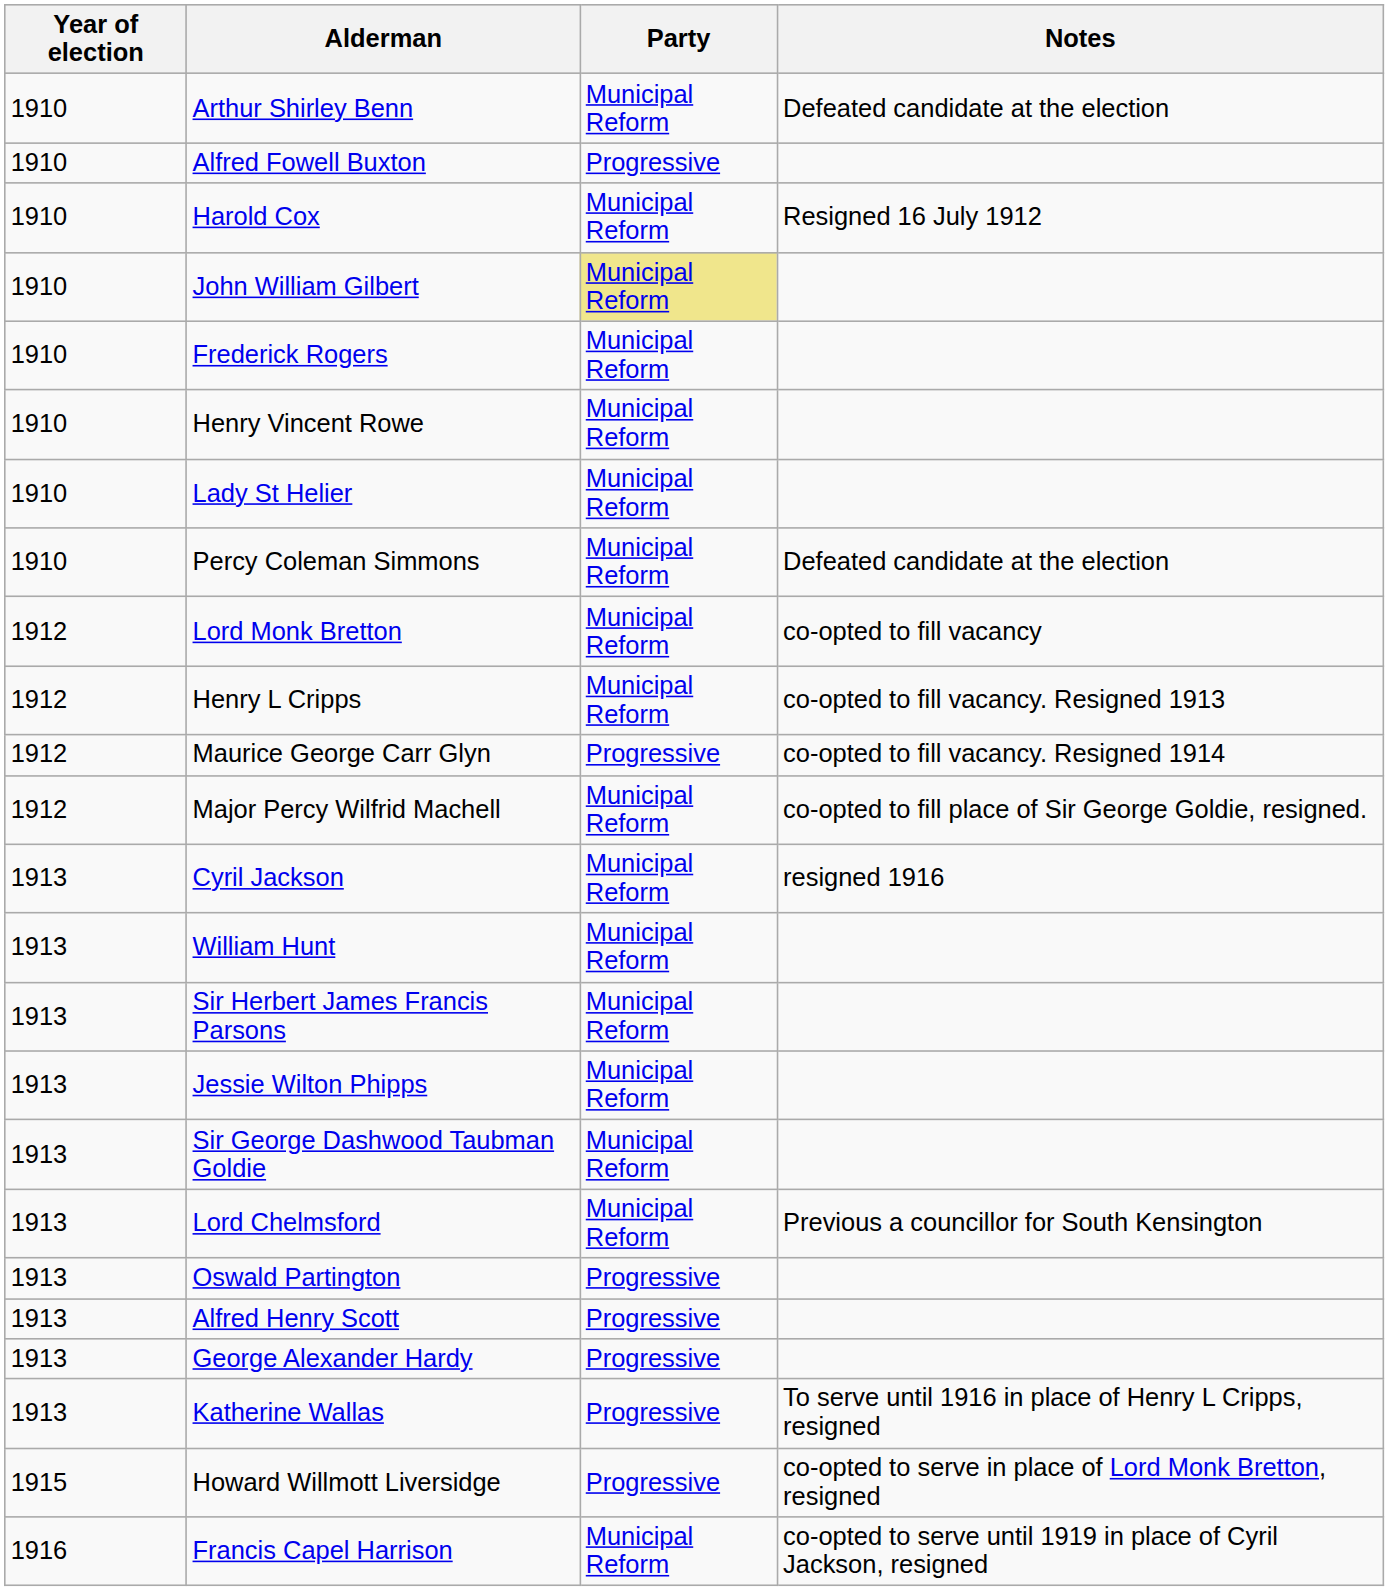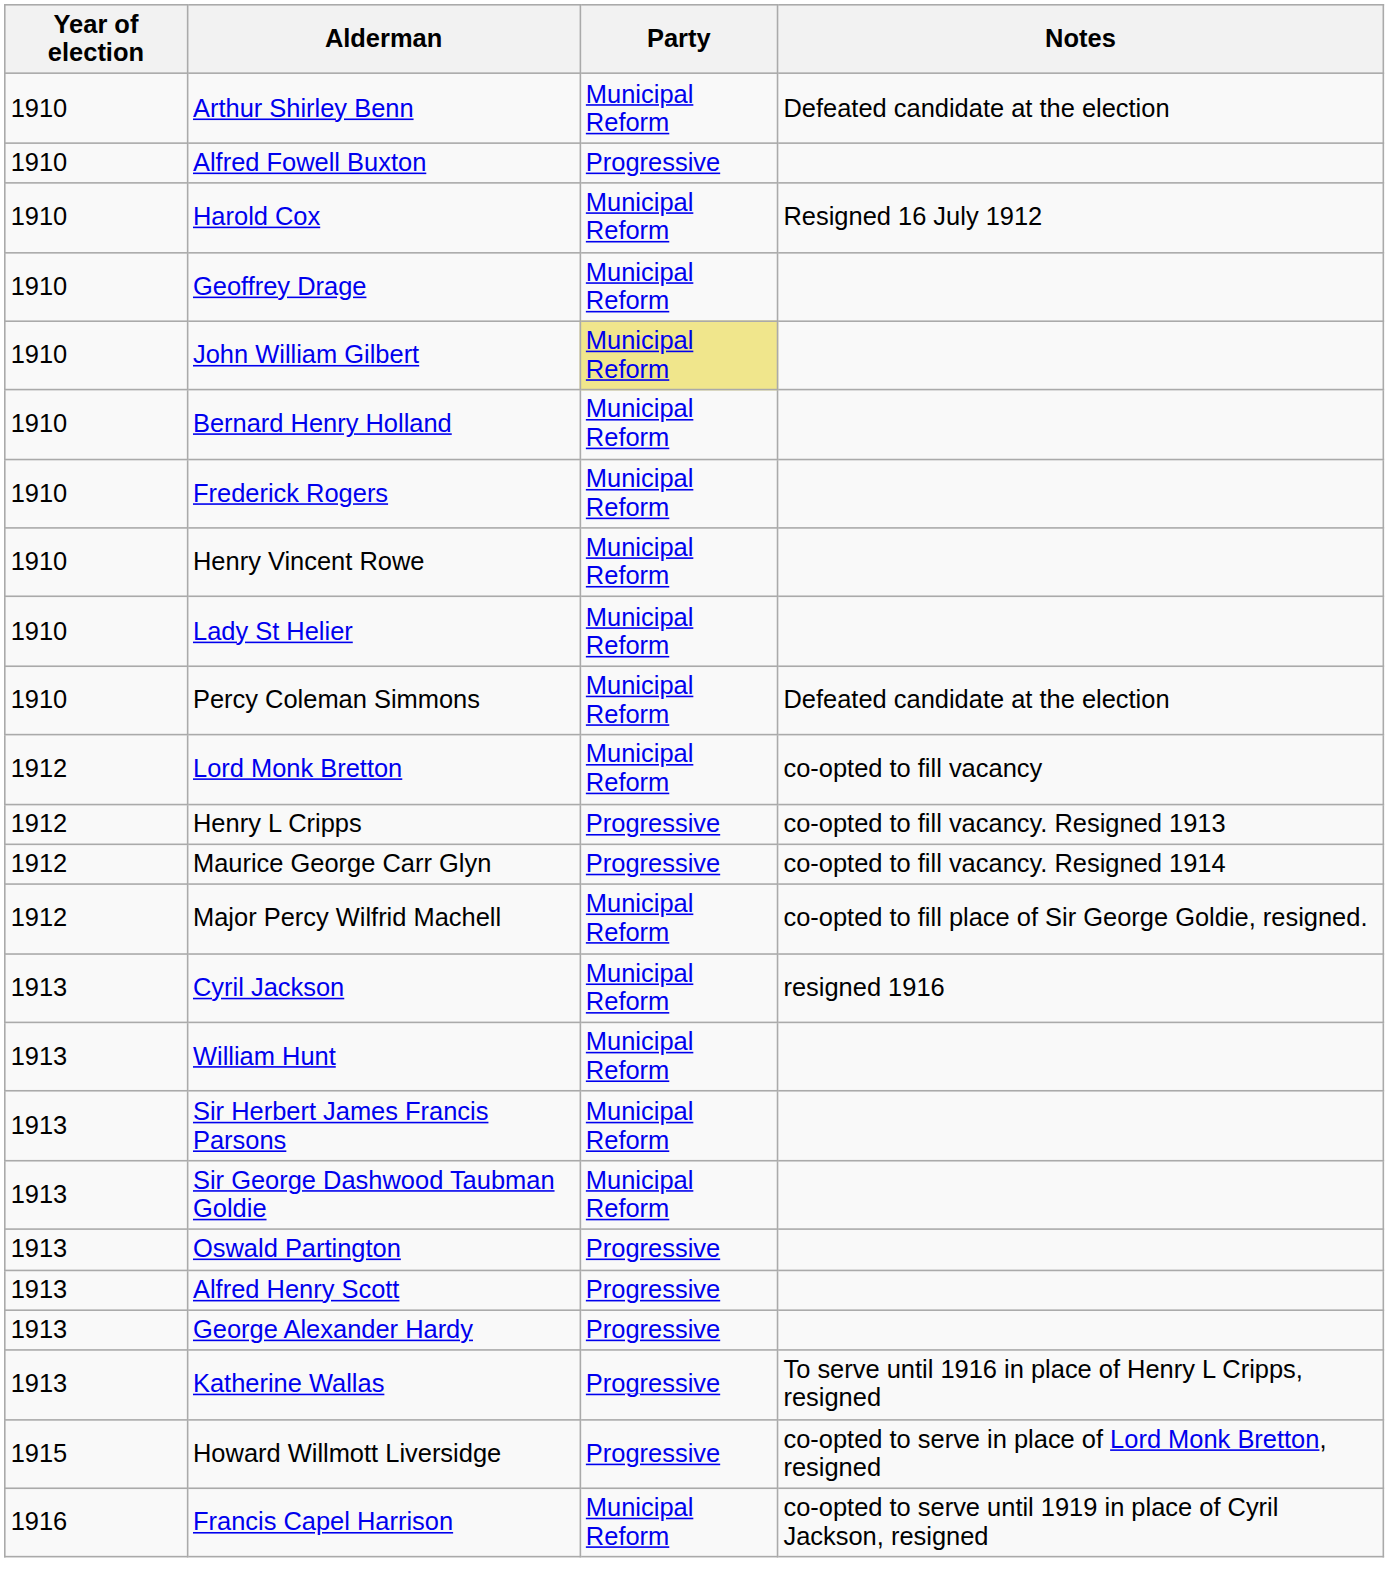+ row: (280, 286)
+ row: (322, 424)
(640, 700) Municipal Reform -> (653, 823) Progressive
- row: (310, 1085)
- row: (287, 1223)
